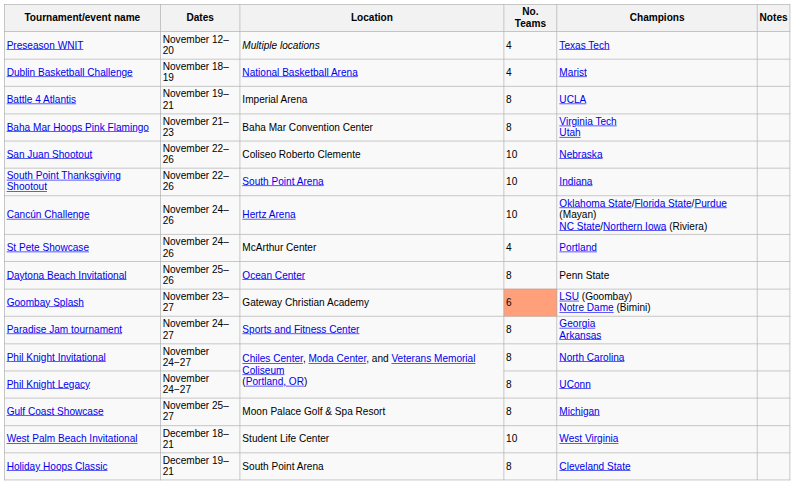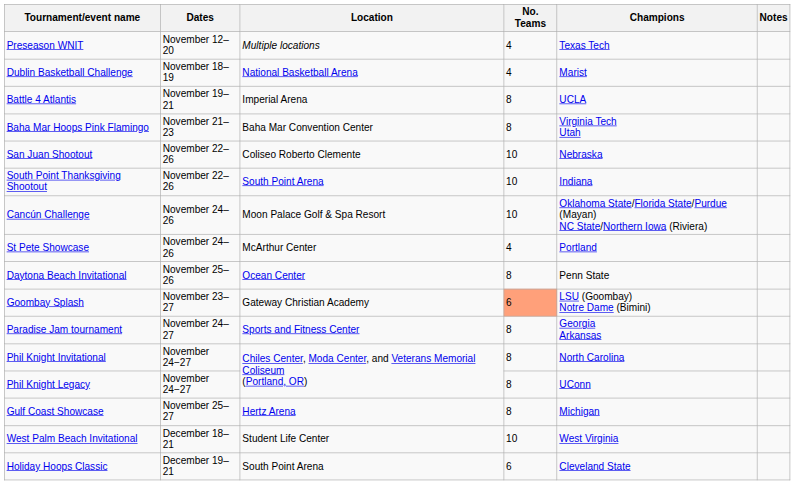(269, 215) Hertz Arena -> (314, 215) Moon Palace Golf & Spa Resort
(314, 412) Moon Palace Golf & Spa Resort -> (269, 412) Hertz Arena
(509, 466) 8 -> (509, 466) 6
